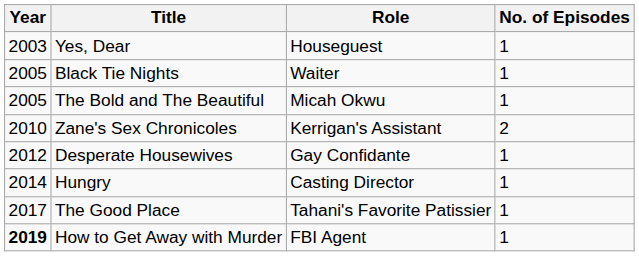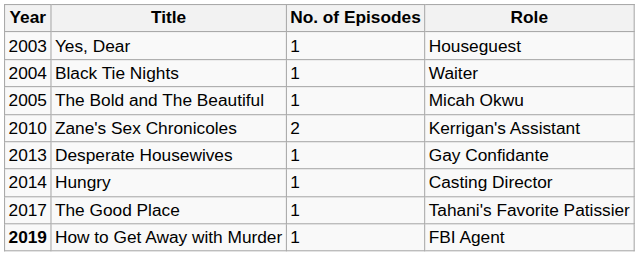columns swapped: (391, 18) <-> (565, 18)
(28, 73) 2005 -> (28, 73) 2004
(28, 155) 2012 -> (28, 155) 2013
